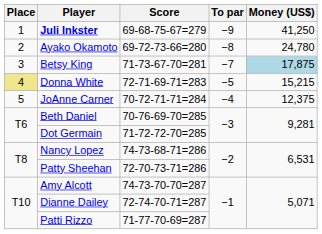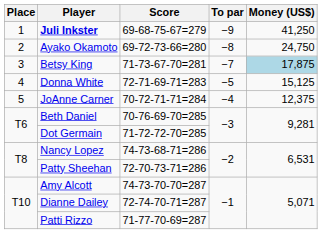(298, 47) 24,780 -> (298, 47) 24,750
(21, 82) khaki background -> (21, 82) no background
(298, 82) 15,215 -> (298, 82) 15,125
